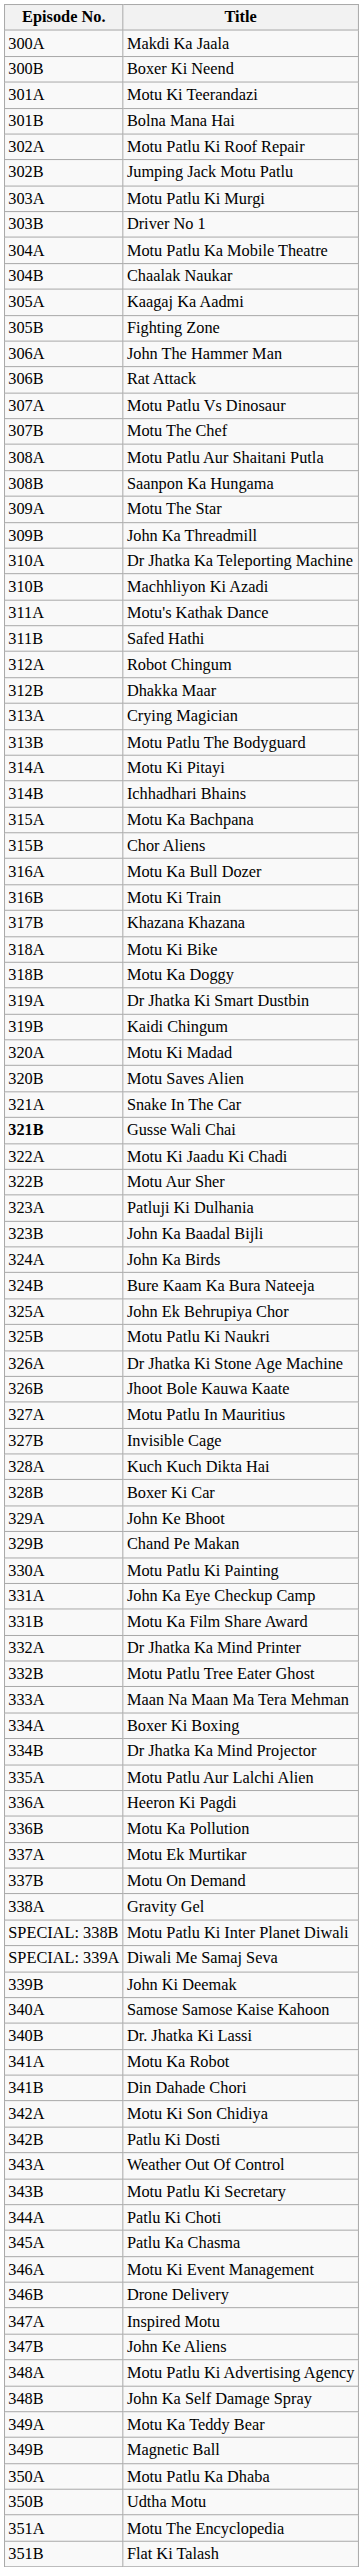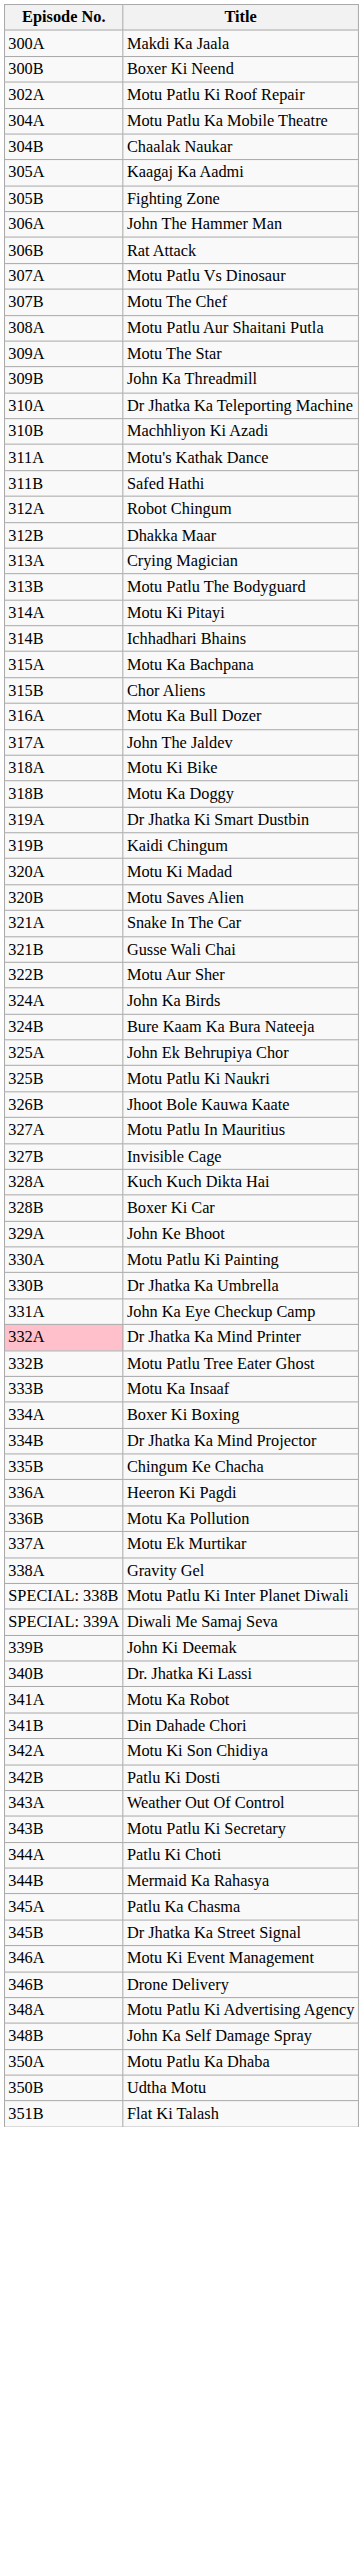- row: (192, 95)
- row: (181, 120)
- row: (210, 172)
- row: (196, 198)
- row: (166, 224)
- row: (200, 483)
- row: (174, 897)
+ row: (180, 742)
- row: (186, 923)
(26, 1130) bold -> (26, 949) normal
- row: (207, 1156)
- row: (190, 1208)
- row: (195, 1233)
- row: (235, 1363)
- row: (183, 1544)
+ row: (203, 1285)
- row: (217, 1622)
(26, 1648) no background -> (26, 1337) pink background
- row: (238, 1699)
+ row: (178, 1389)
- row: (220, 1777)
+ row: (195, 1466)
- row: (186, 1880)
- row: (228, 2010)
+ row: (198, 1880)
+ row: (214, 1932)
- row: (173, 2320)
- row: (177, 2346)
- row: (196, 2424)
- row: (173, 2450)
- row: (206, 2528)
